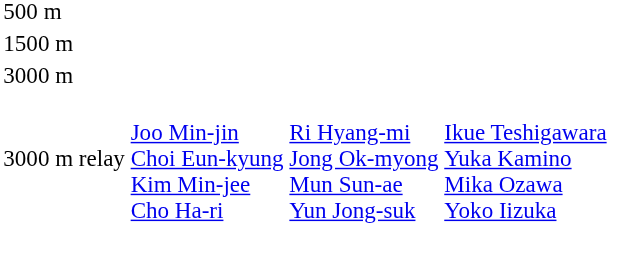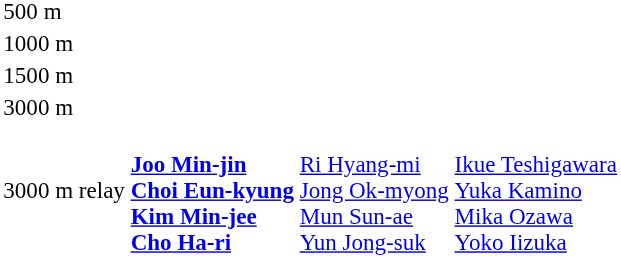+ row: (38, 43)
(207, 171) normal -> (212, 203) bold
